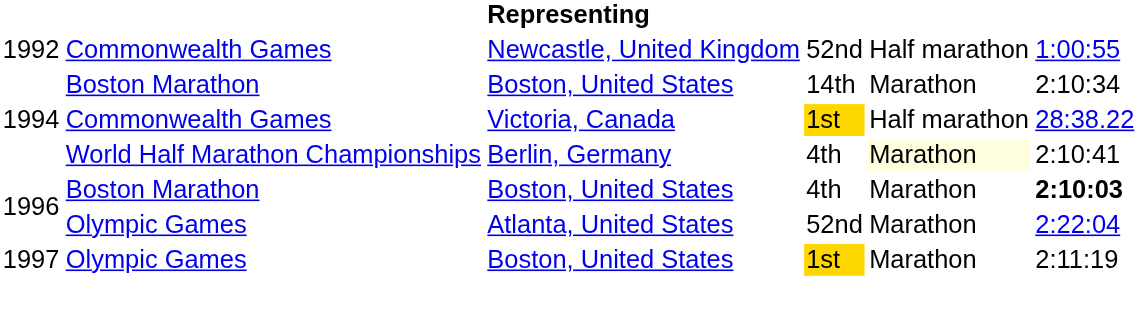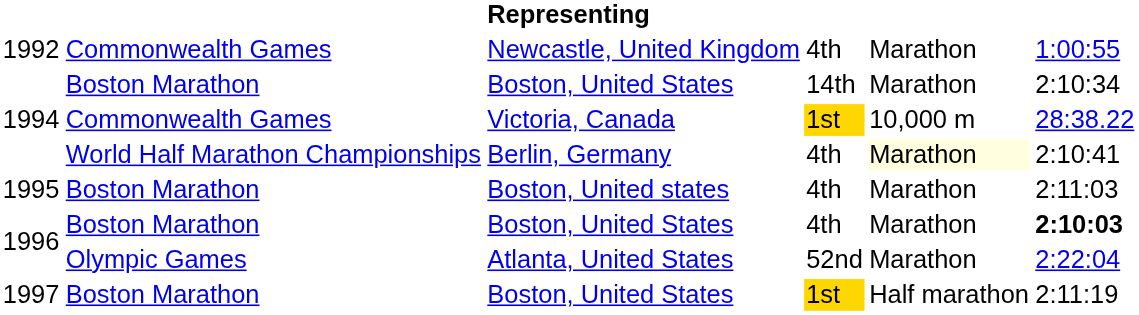(834, 49) 52nd -> (824, 49) 4th
(949, 49) Half marathon -> (923, 49) Marathon
(949, 119) Half marathon -> (922, 119) 10,000 m
+ row: (31, 189)
(156, 259) Olympic Games -> (163, 294) Boston Marathon
(923, 259) Marathon -> (949, 294) Half marathon
